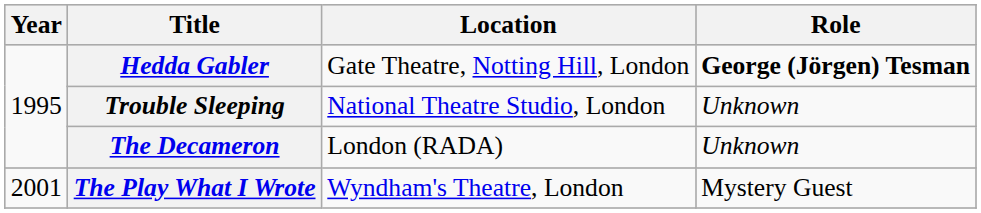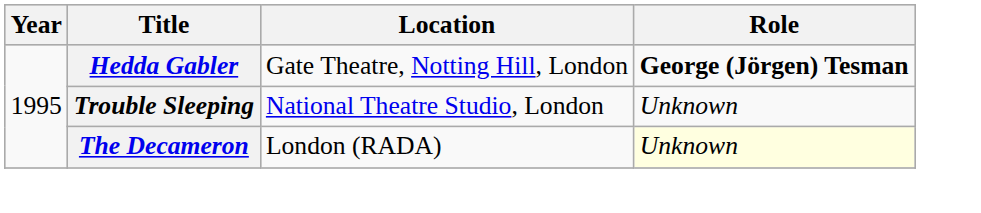(750, 146) no background -> (689, 146) lightyellow background
- row: (195, 187)
